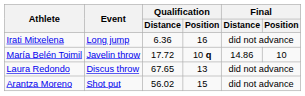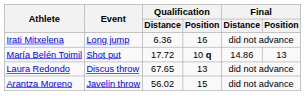(113, 55) Javelin throw -> (104, 55) Shot put
(281, 55) 10 -> (281, 55) 13
(104, 84) Shot put -> (113, 84) Javelin throw
